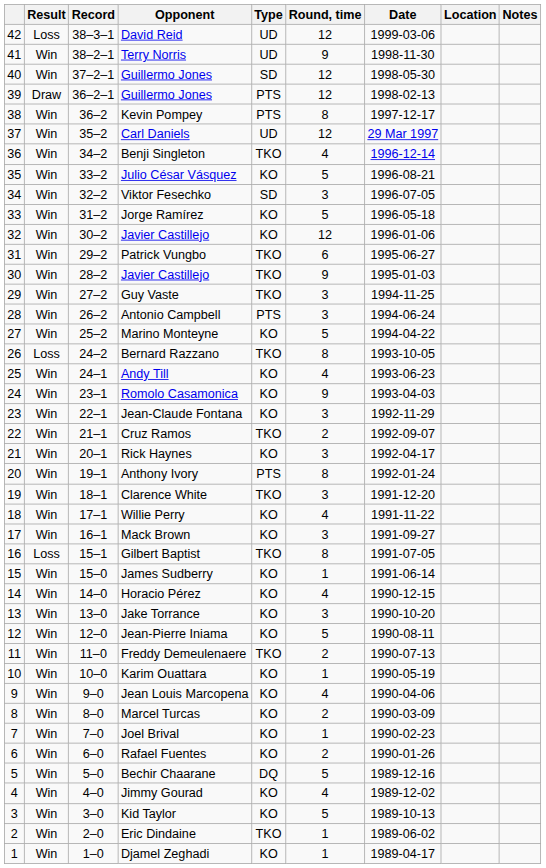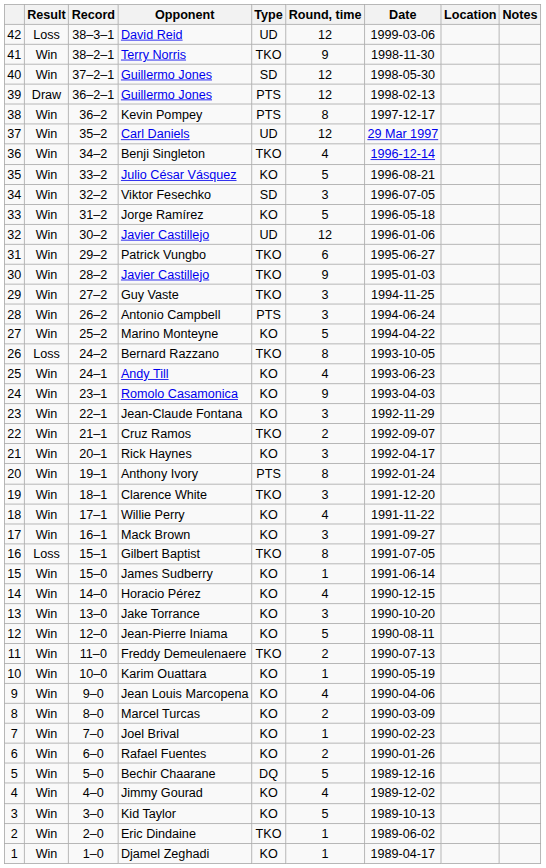(269, 55) UD -> (269, 55) TKO
(269, 234) KO -> (269, 234) UD
